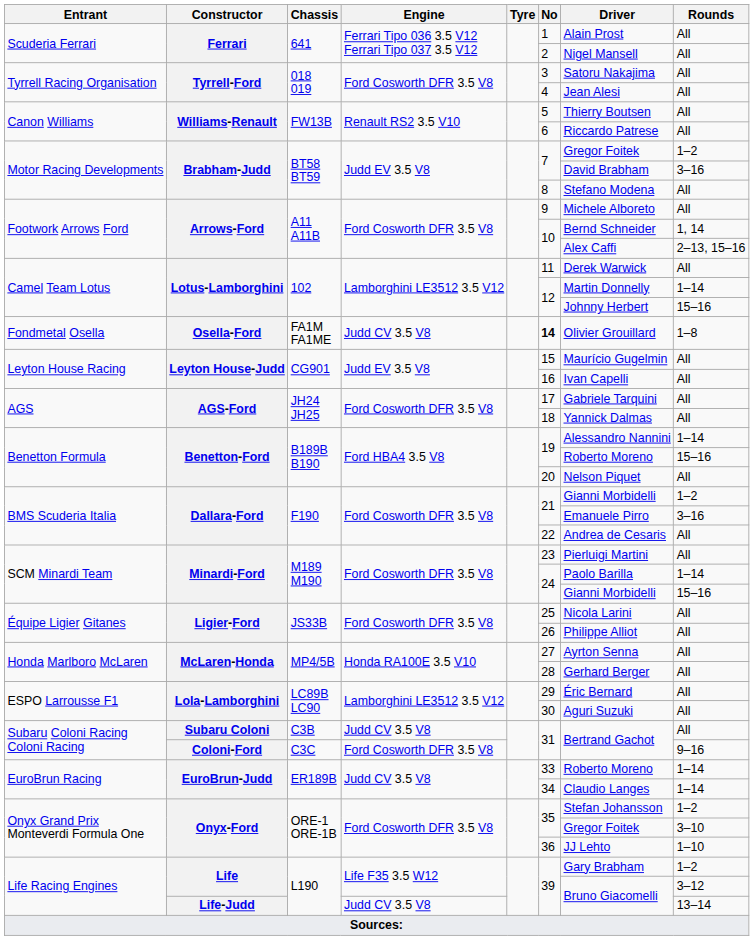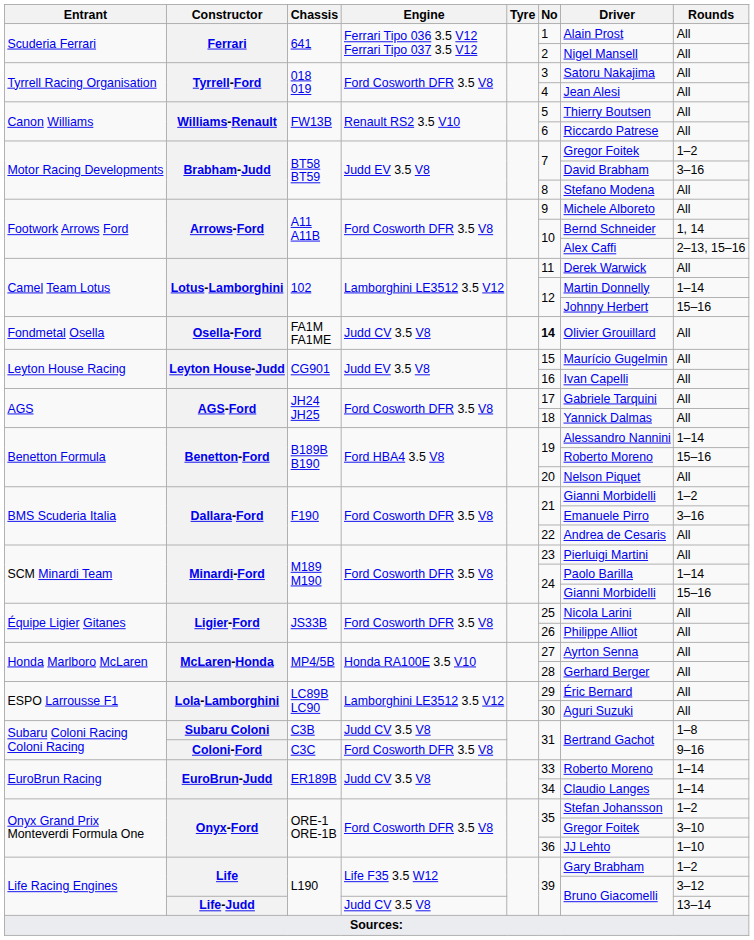(687, 333) 1–8 -> (684, 333) All
(684, 730) All -> (687, 730) 1–8
